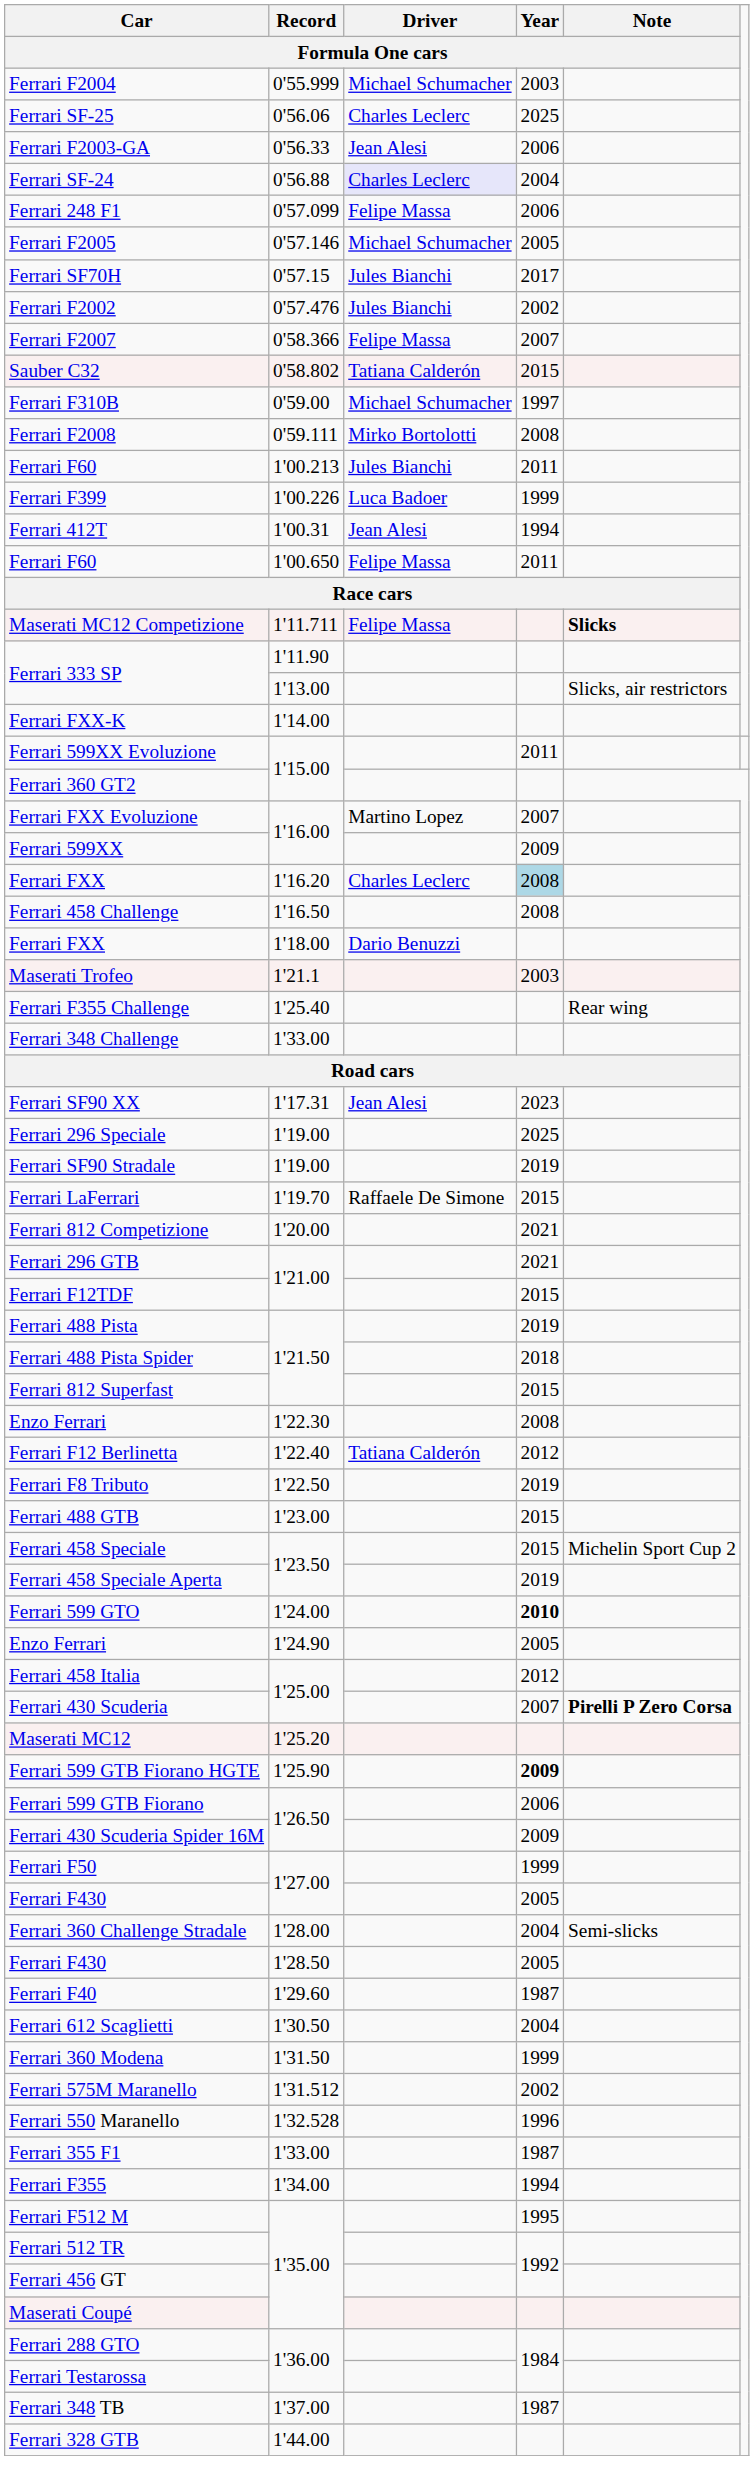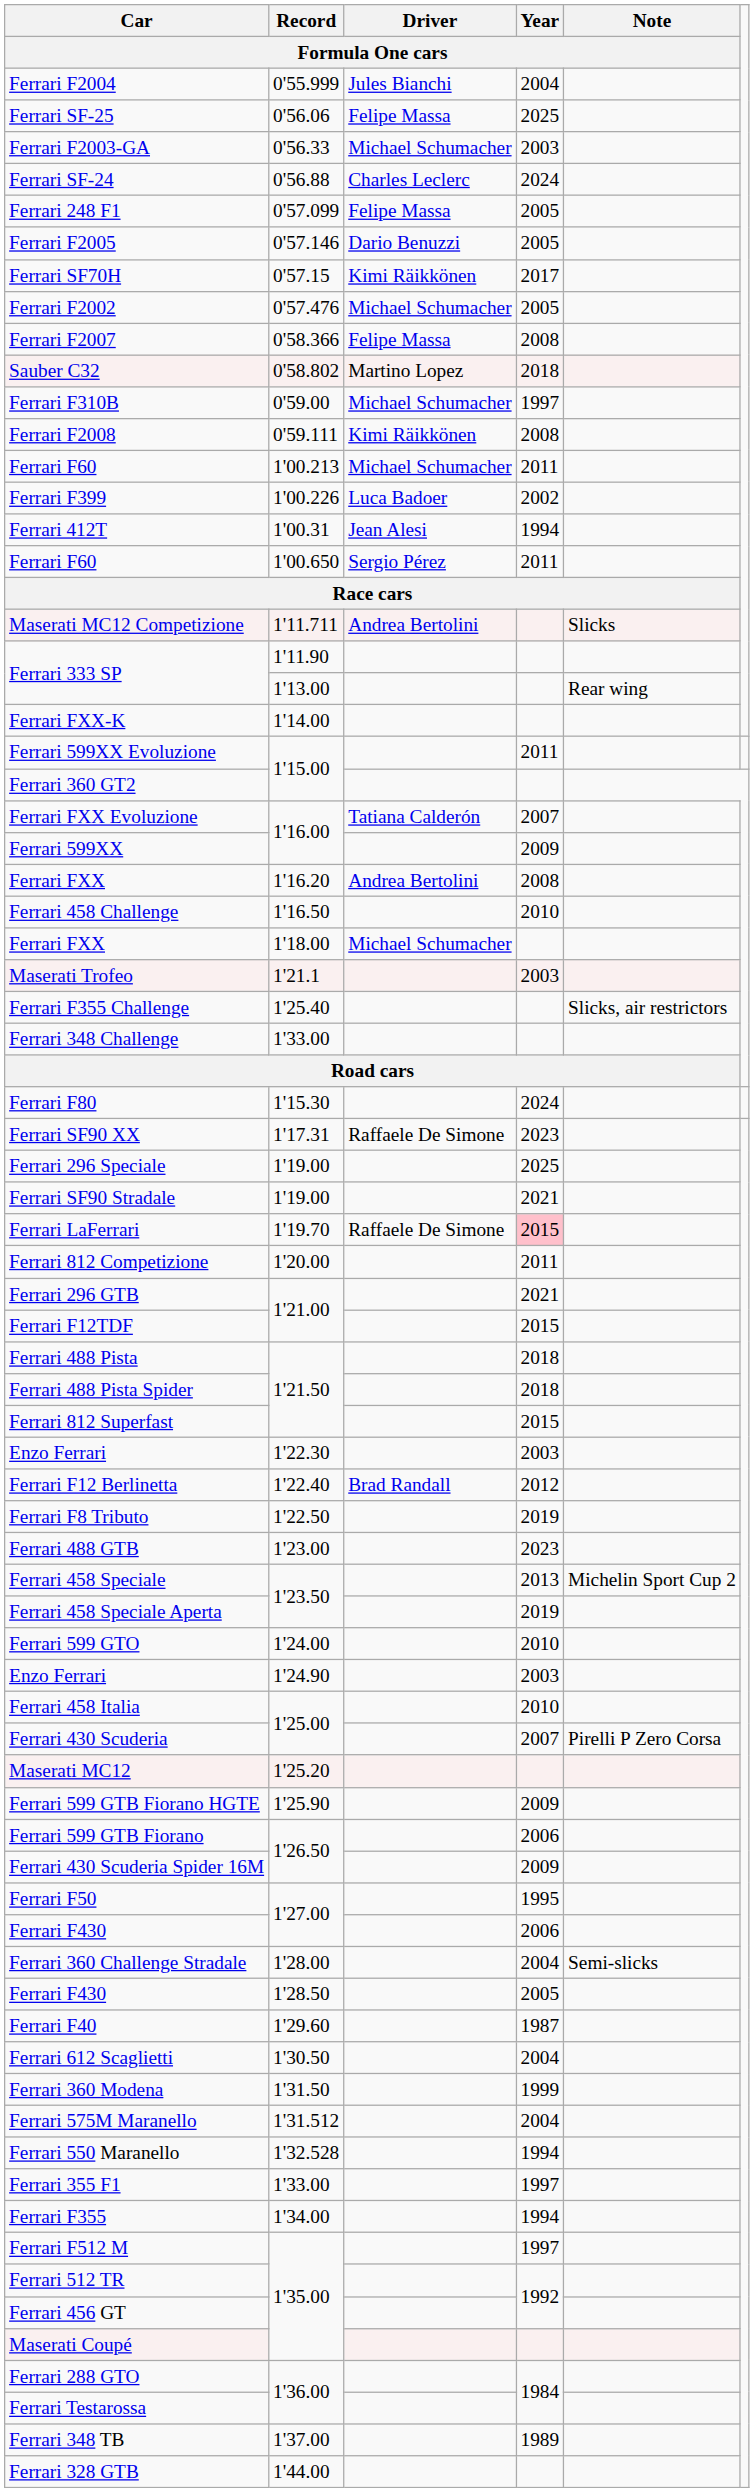(430, 84) Michael Schumacher -> (400, 84) Jules Bianchi
(540, 84) 2003 -> (540, 84) 2004
(409, 116) Charles Leclerc -> (399, 116) Felipe Massa
(388, 147) Jean Alesi -> (430, 147) Michael Schumacher
(540, 147) 2006 -> (540, 147) 2003
(409, 179) lavender background -> (409, 179) no background
(540, 179) 2004 -> (540, 179) 2024
(540, 211) 2006 -> (540, 211) 2005
(430, 243) Michael Schumacher -> (404, 243) Dario Benuzzi
(400, 275) Jules Bianchi -> (412, 275) Kimi Räikkönen
(400, 307) Jules Bianchi -> (430, 307) Michael Schumacher
(540, 307) 2002 -> (540, 307) 2005
(540, 338) 2007 -> (540, 338) 2008
(414, 370) Tatiana Calderón -> (406, 370) Martino Lopez
(540, 370) 2015 -> (540, 370) 2018
(412, 434) Mirko Bortolotti -> (412, 434) Kimi Räikkönen
(400, 466) Jules Bianchi -> (430, 466) Michael Schumacher
(540, 498) 1999 -> (540, 498) 2002
(399, 561) Felipe Massa -> (397, 561) Sergio Pérez
(399, 625) Felipe Massa -> (413, 625) Andrea Bertolini
(592, 625) bold -> (592, 625) normal
(648, 689) Slicks, air restrictors -> (608, 689) Rear wing
(406, 816) Martino Lopez -> (414, 816) Tatiana Calderón
(409, 879) Charles Leclerc -> (413, 879) Andrea Bertolini
(540, 879) lightblue background -> (540, 879) no background
(540, 911) 2008 -> (540, 911) 2010
(404, 943) Dario Benuzzi -> (430, 943) Michael Schumacher
(608, 1007) Rear wing -> (648, 1007) Slicks, air restrictors
+ row: (53, 1102)
(388, 1102) Jean Alesi -> (426, 1134) Raffaele De Simone
(540, 1166) 2019 -> (540, 1198) 2021
(540, 1198) no background -> (540, 1230) pink background
(540, 1230) 2021 -> (539, 1261) 2011
(540, 1325) 2019 -> (540, 1357) 2018
(540, 1421) 2008 -> (540, 1452) 2003
(414, 1452) Tatiana Calderón -> (399, 1484) Brad Randall
(540, 1516) 2015 -> (540, 1548) 2023
(540, 1548) 2015 -> (540, 1580) 2013
(540, 1612) bold -> (540, 1643) normal
(540, 1643) 2005 -> (540, 1675) 2003
(540, 1675) 2012 -> (540, 1707) 2010
(650, 1707) bold -> (645, 1739) normal
(540, 1771) bold -> (540, 1803) normal
(540, 1866) 1999 -> (540, 1898) 1995
(540, 1898) 2005 -> (540, 1930) 2006
(540, 2089) 2002 -> (540, 2121) 2004
(540, 2121) 1996 -> (540, 2153) 1994
(540, 2153) 1987 -> (540, 2184) 1997
(540, 2216) 1995 -> (540, 2248) 1997
(540, 2407) 1987 -> (540, 2439) 1989
